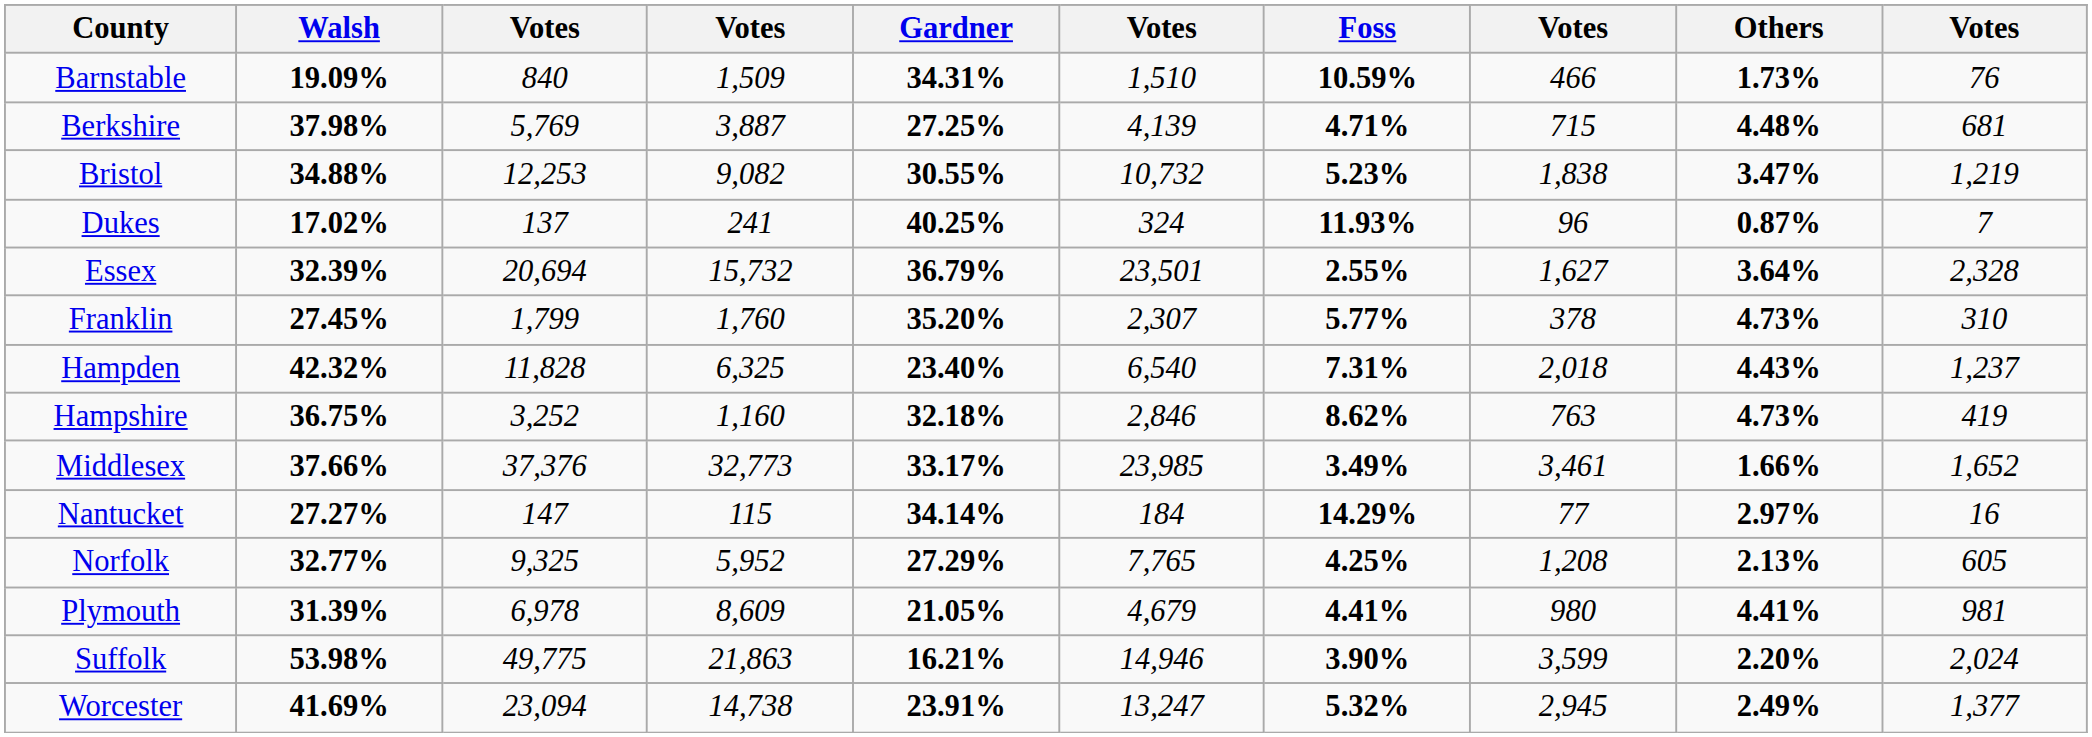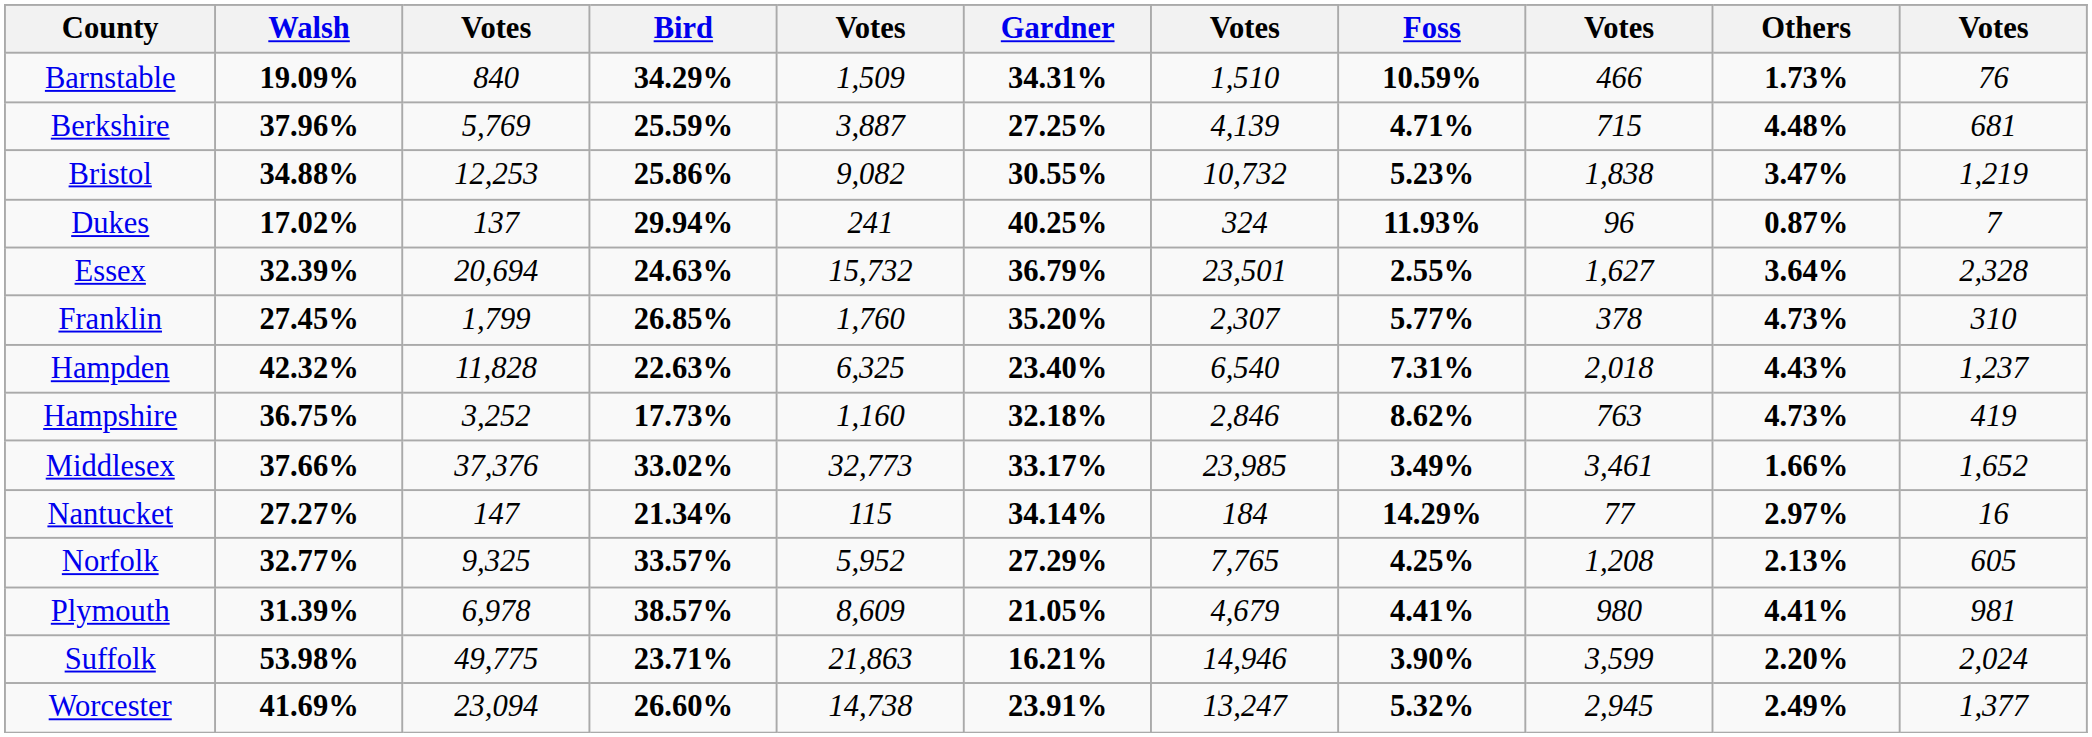+ column: (683, 28)
(339, 125) 37.98% -> (309, 125) 37.96%
